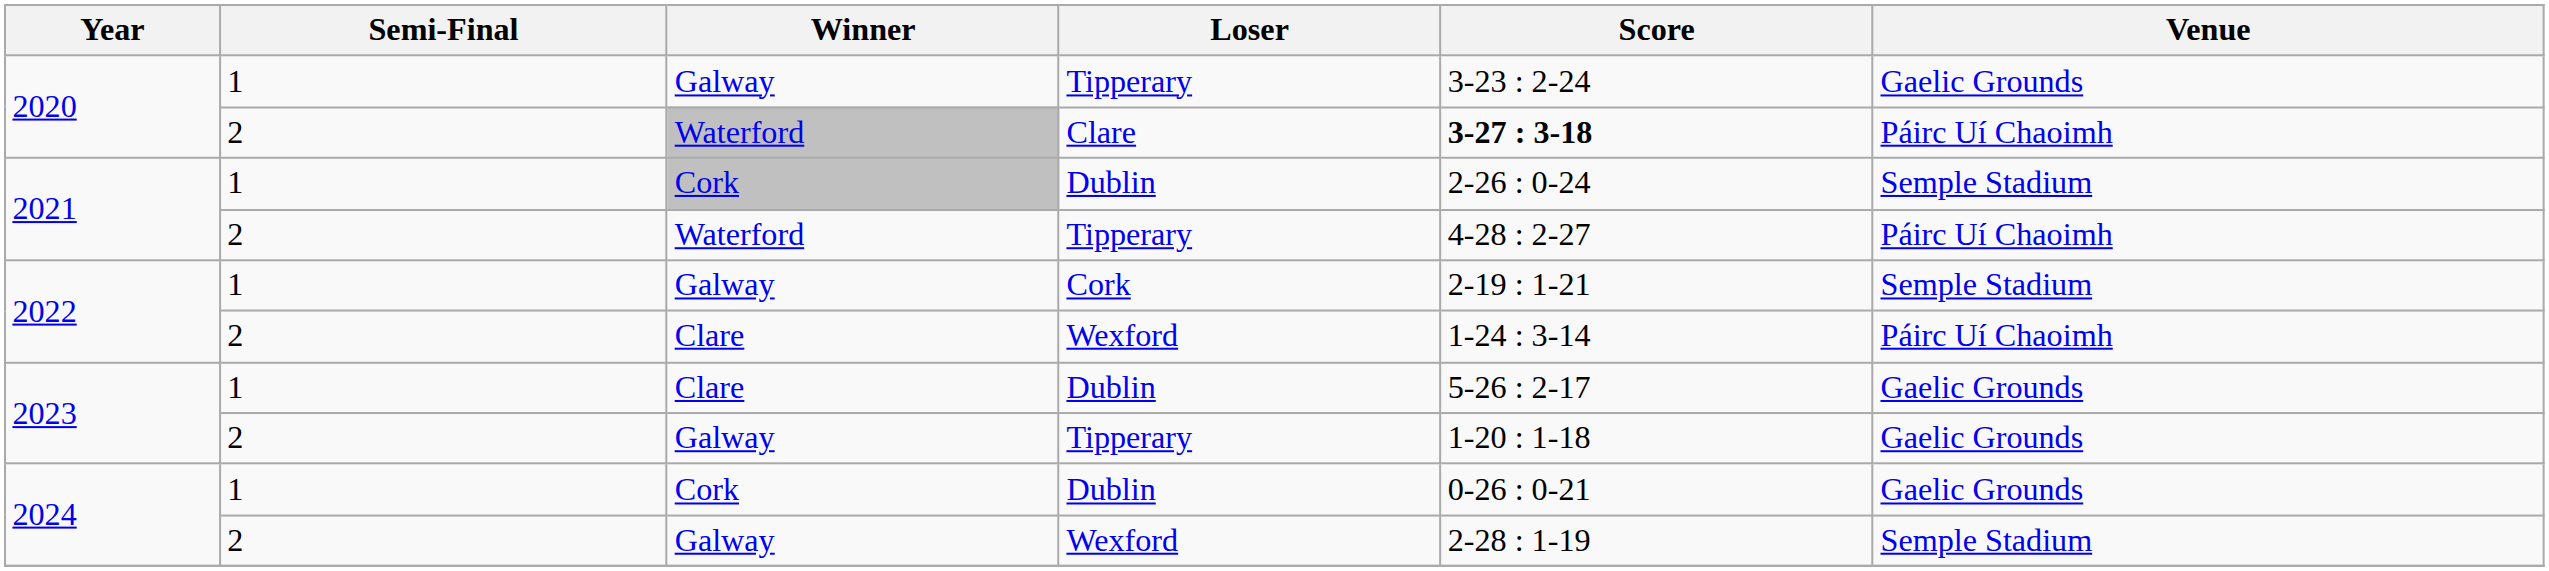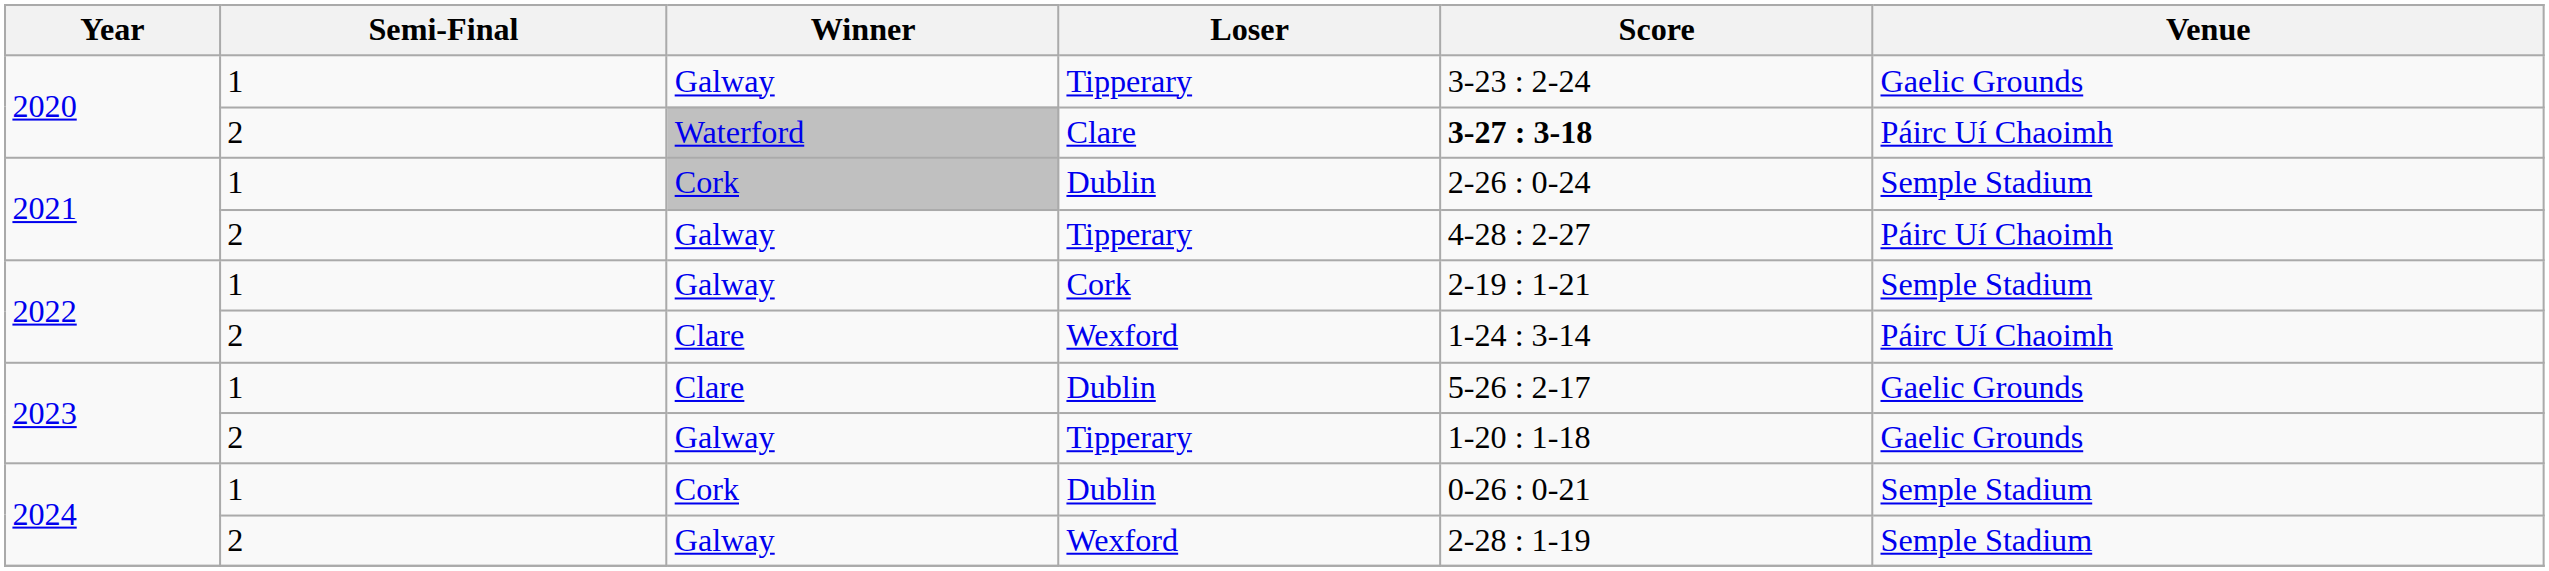(739, 234) Waterford -> (725, 234) Galway
(1982, 489) Gaelic Grounds -> (1986, 489) Semple Stadium
